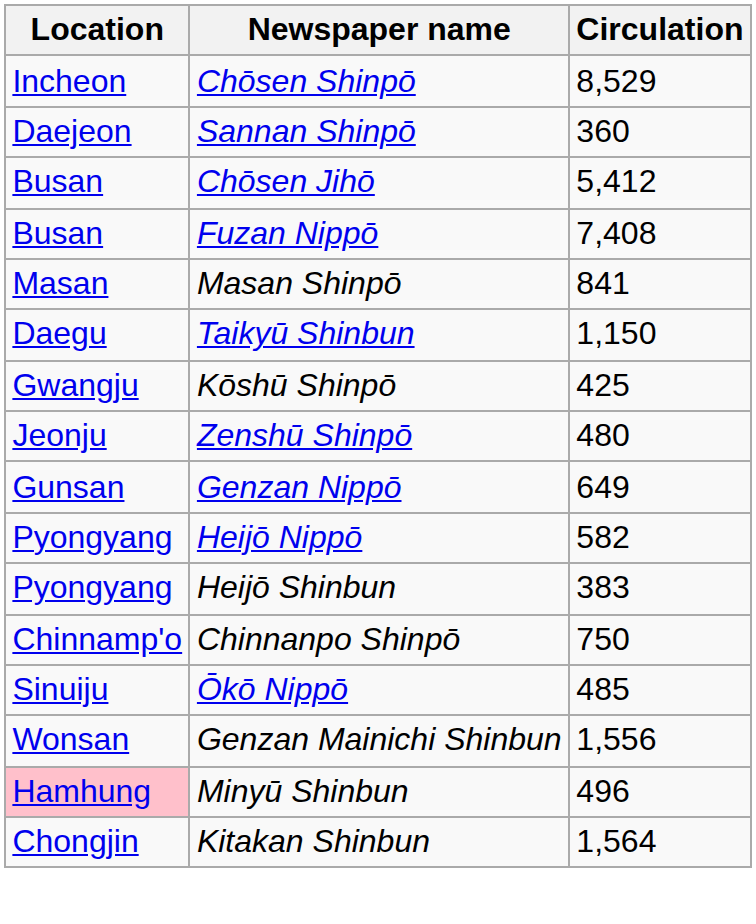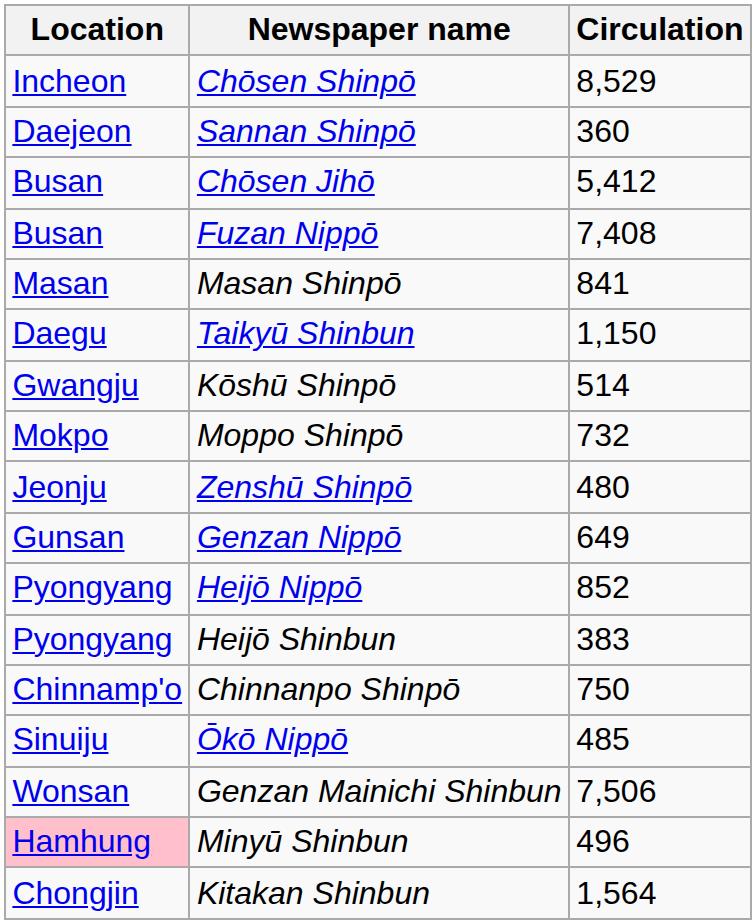(603, 385) 425 -> (603, 385) 514
+ row: (300, 435)
(603, 537) 582 -> (603, 588) 852
(616, 740) 1,556 -> (616, 791) 7,506
